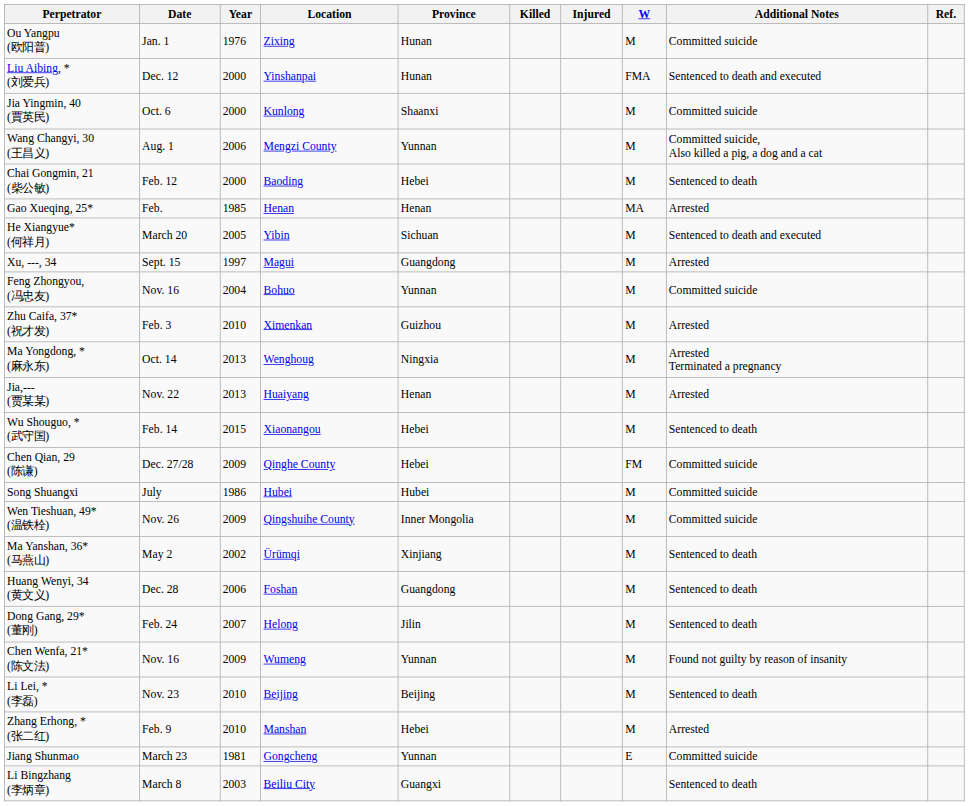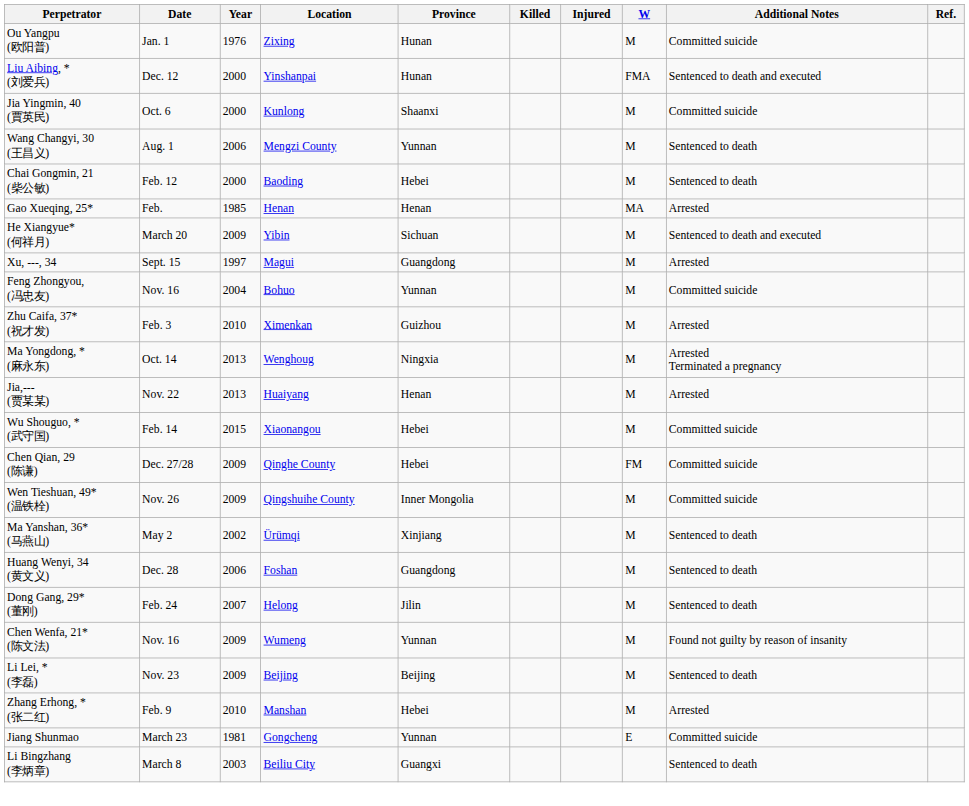(745, 146) Committed suicide, Also killed a pig, a dog and a cat -> (713, 146) Sentenced to death
(234, 235) 2005 -> (234, 235) 2009
(713, 430) Sentenced to death -> (713, 430) Committed suicide
- row: (43, 492)
(234, 694) 2010 -> (234, 675) 2009
